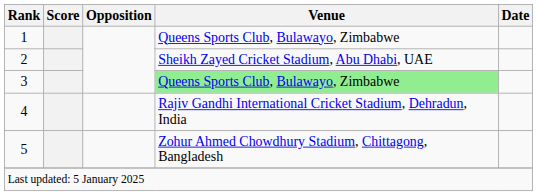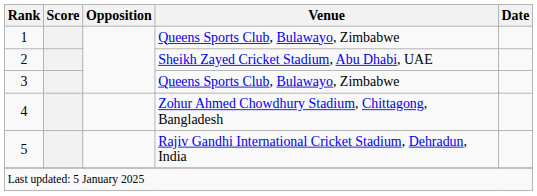(279, 81) lightgreen background -> (279, 81) no background
(313, 111) Rajiv Gandhi International Cricket Stadium, Dehradun, India -> (293, 111) Zohur Ahmed Chowdhury Stadium, Chittagong, Bangladesh
(293, 149) Zohur Ahmed Chowdhury Stadium, Chittagong, Bangladesh -> (313, 149) Rajiv Gandhi International Cricket Stadium, Dehradun, India
